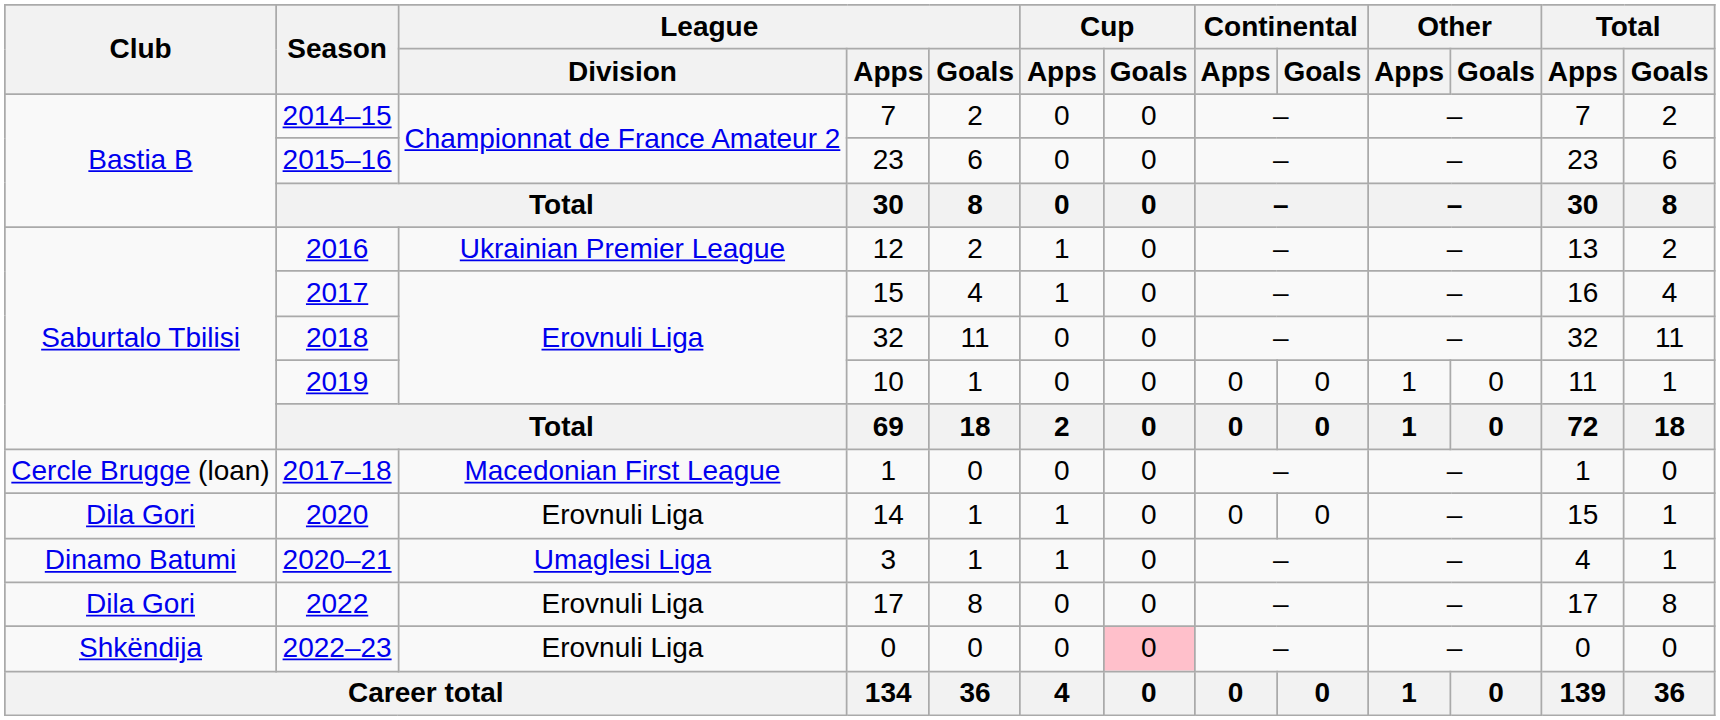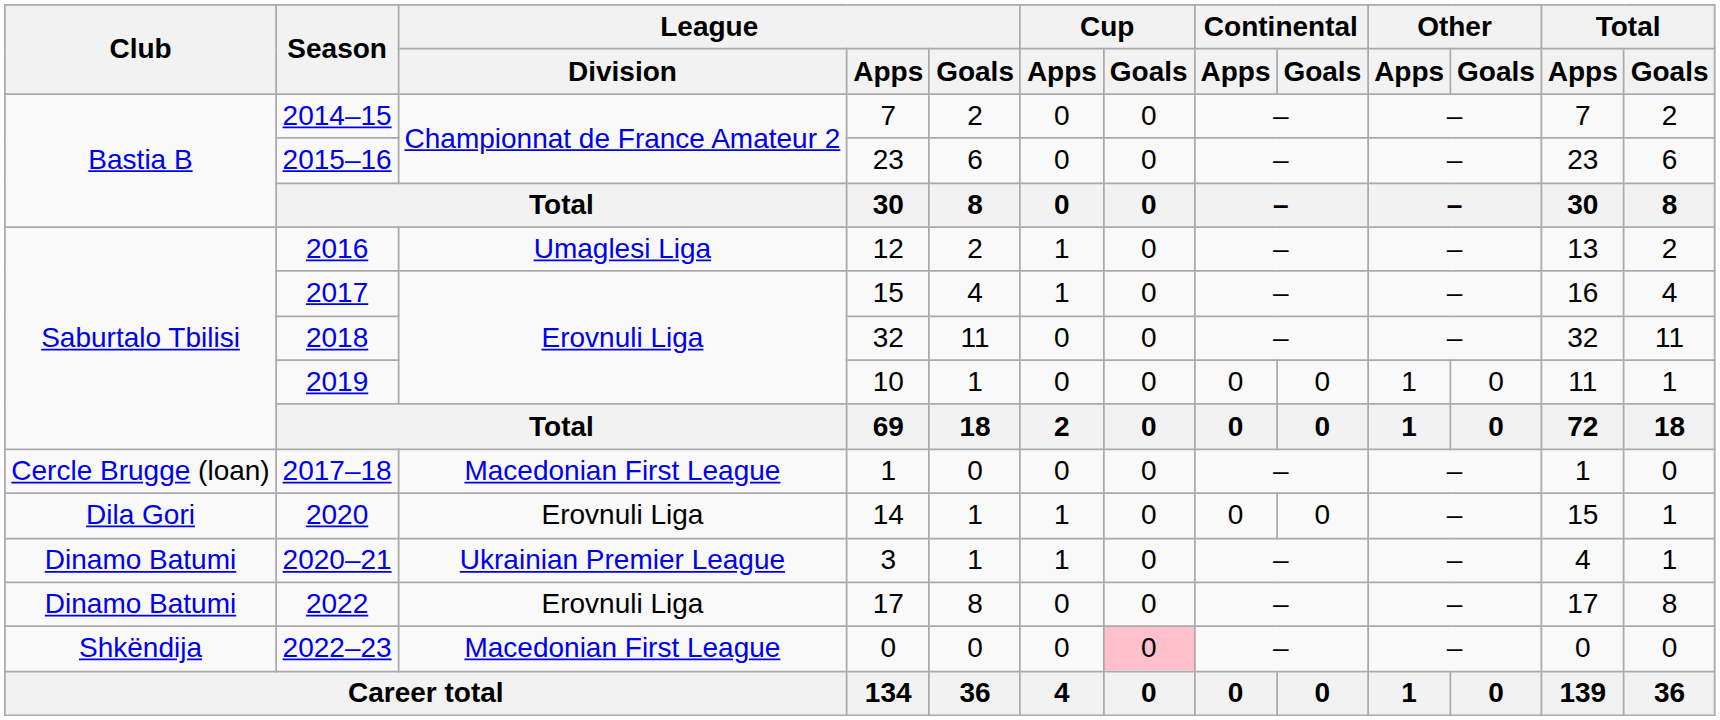(622, 248) Ukrainian Premier League -> (622, 248) Umaglesi Liga
(622, 559) Umaglesi Liga -> (622, 559) Ukrainian Premier League
(141, 603) Dila Gori -> (140, 603) Dinamo Batumi
(622, 648) Erovnuli Liga -> (622, 648) Macedonian First League
